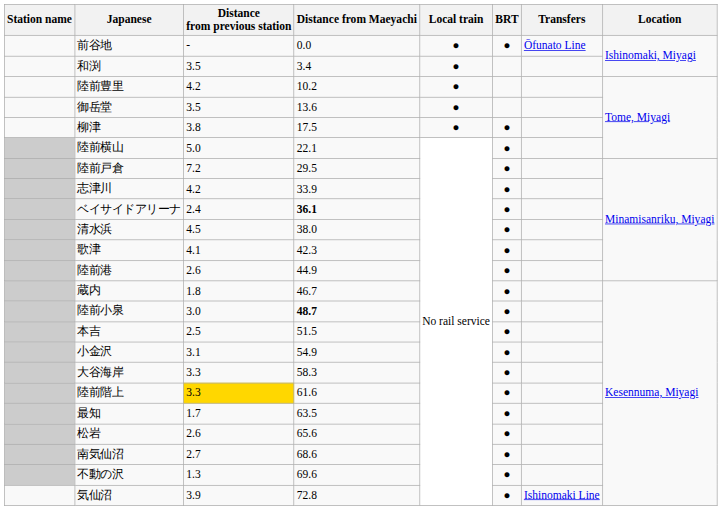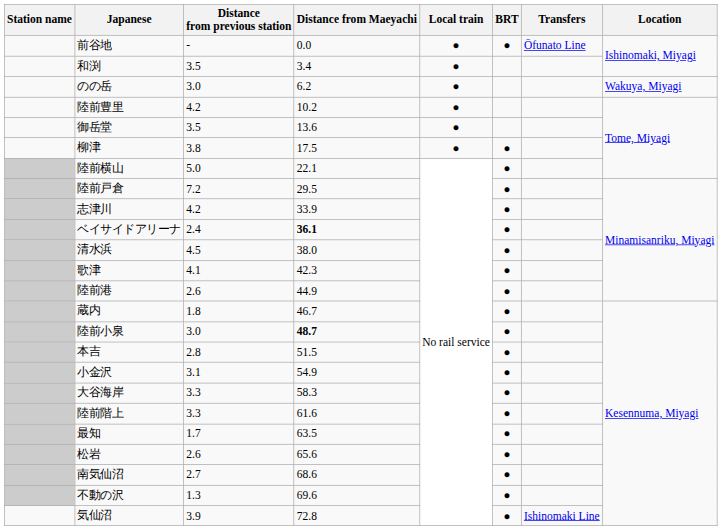+ row: (95, 86)
(193, 331) 2.5 -> (193, 352) 2.8
(193, 393) gold background -> (193, 413) no background
